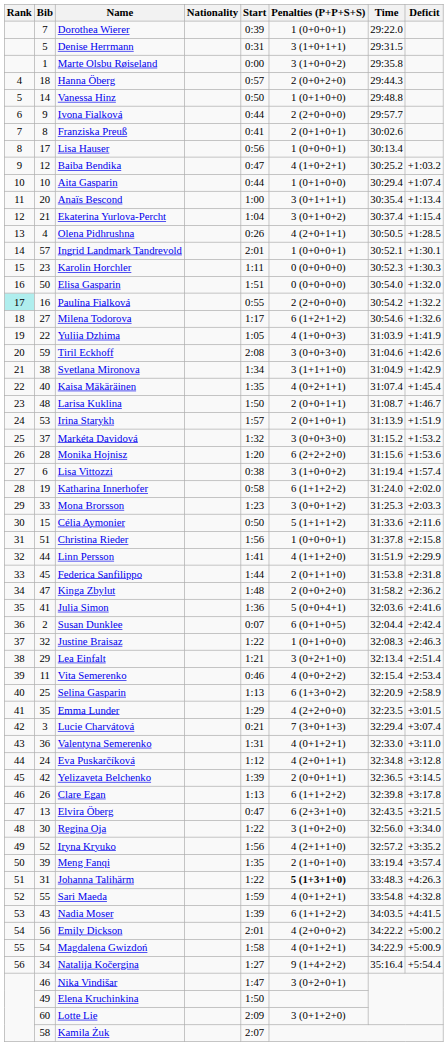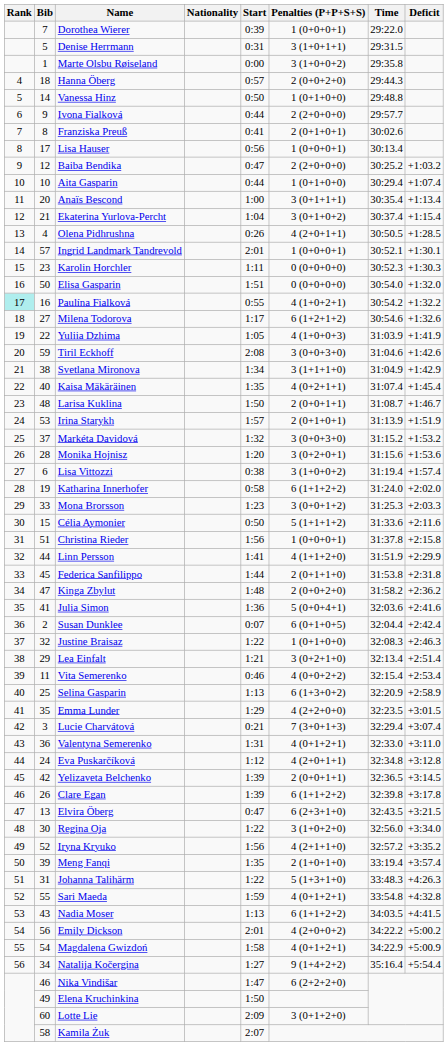(318, 166) 4 (1+0+2+1) -> (318, 166) 2 (2+0+0+0)
(318, 302) 2 (2+0+0+0) -> (318, 302) 4 (1+0+2+1)
(318, 455) 6 (2+2+2+0) -> (318, 455) 3 (0+2+0+1)
(255, 795) 1:13 -> (255, 795) 1:39
(318, 880) bold -> (318, 880) normal
(255, 914) 1:39 -> (255, 914) 1:13
(318, 982) 3 (0+2+0+1) -> (318, 982) 6 (2+2+2+0)
